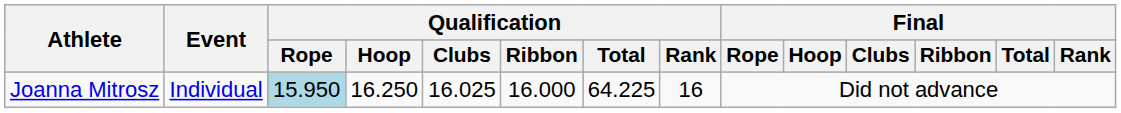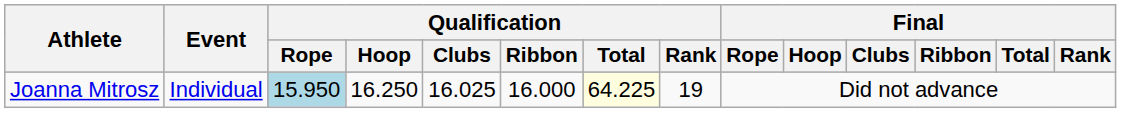(621, 90) no background -> (621, 90) lightyellow background
(691, 90) 16 -> (691, 90) 19
